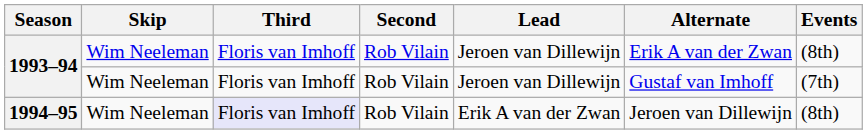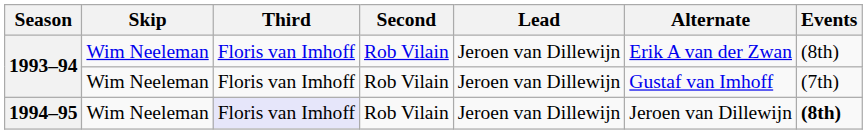(539, 112) Erik A van der Zwan -> (539, 112) Jeroen van Dillewijn
(820, 112) normal -> (821, 112) bold
